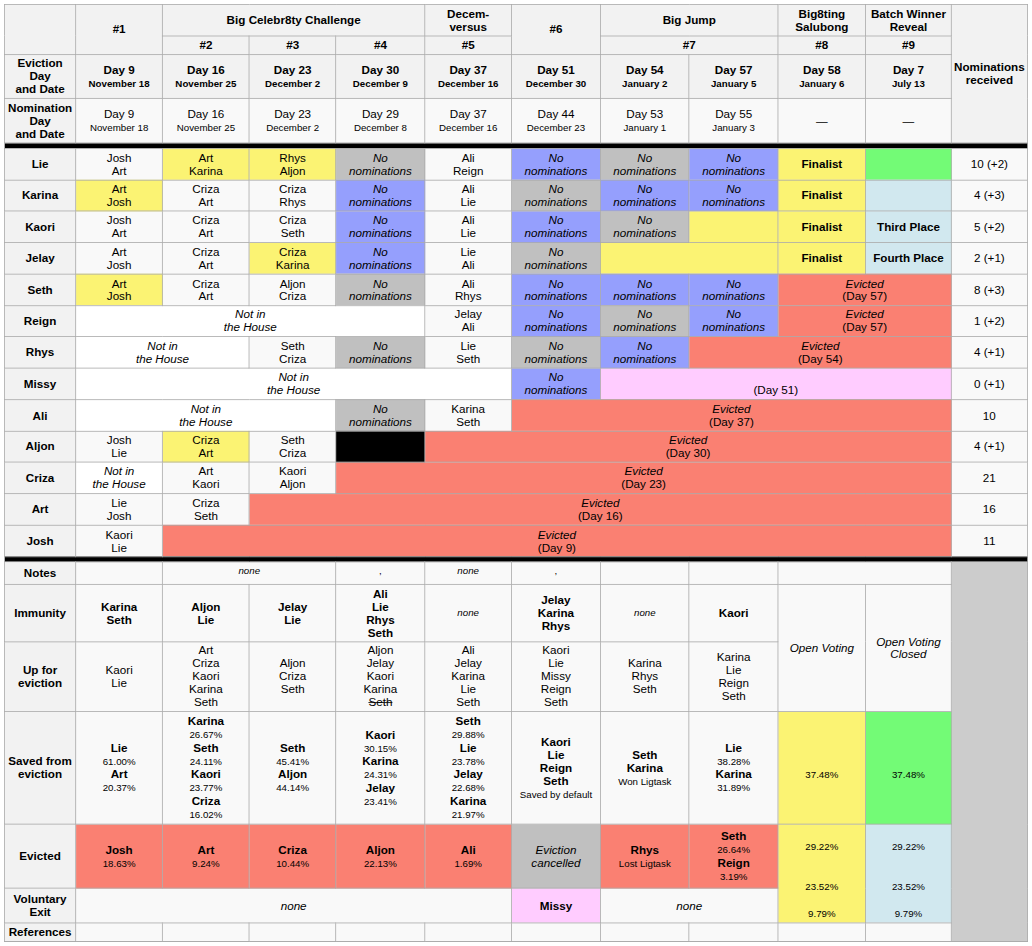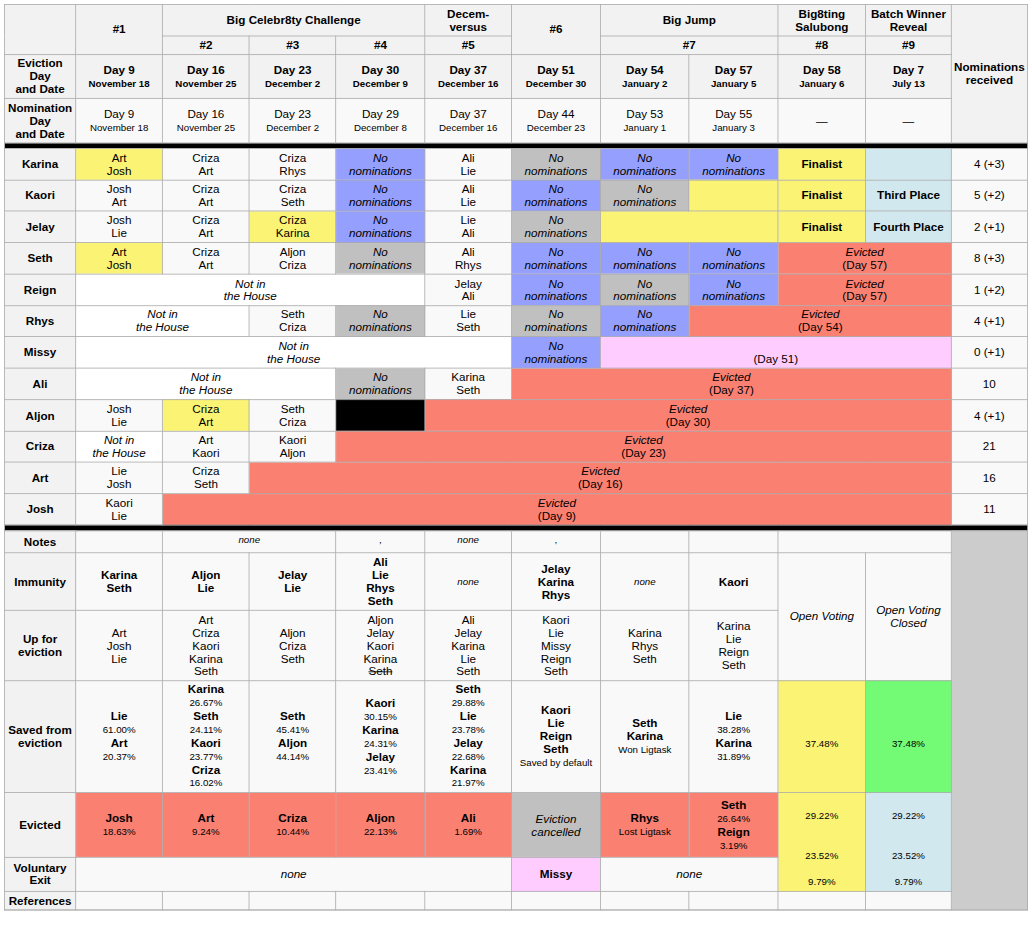- row: (40, 164)
(119, 259) Art Josh -> (119, 227) Josh Lie
(119, 677) Kaori Lie -> (119, 646) Art Josh Lie
